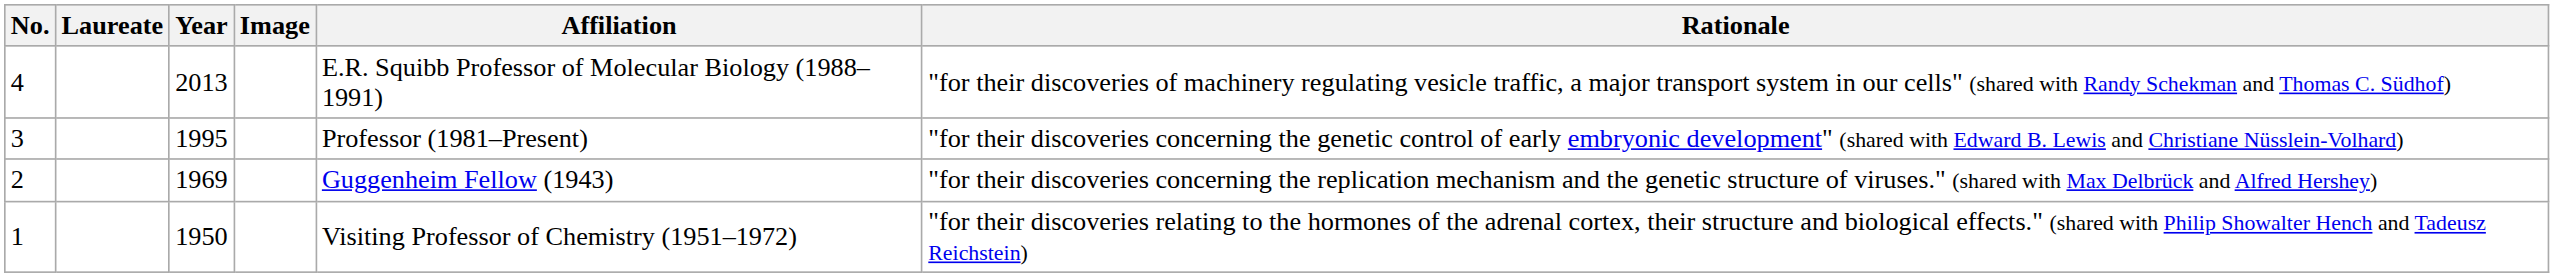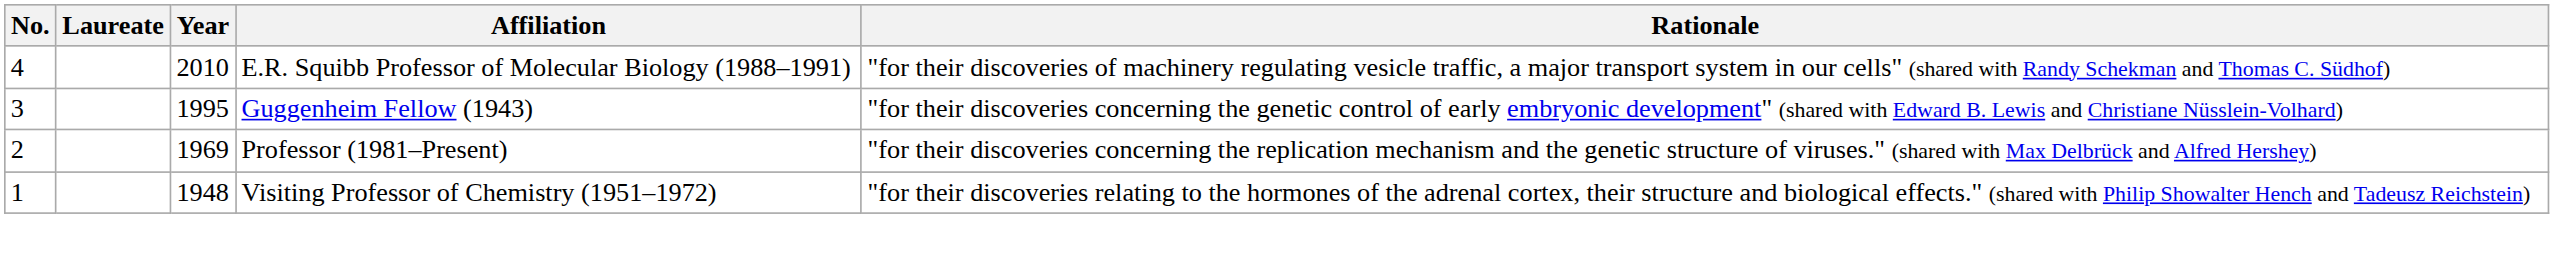- column: (275, 25)
(201, 81) 2013 -> (203, 66) 2010
(455, 138) Professor (1981–Present) -> (387, 108) Guggenheim Fellow (1943)
(468, 179) Guggenheim Fellow (1943) -> (375, 150) Professor (1981–Present)
(201, 236) 1950 -> (203, 191) 1948
